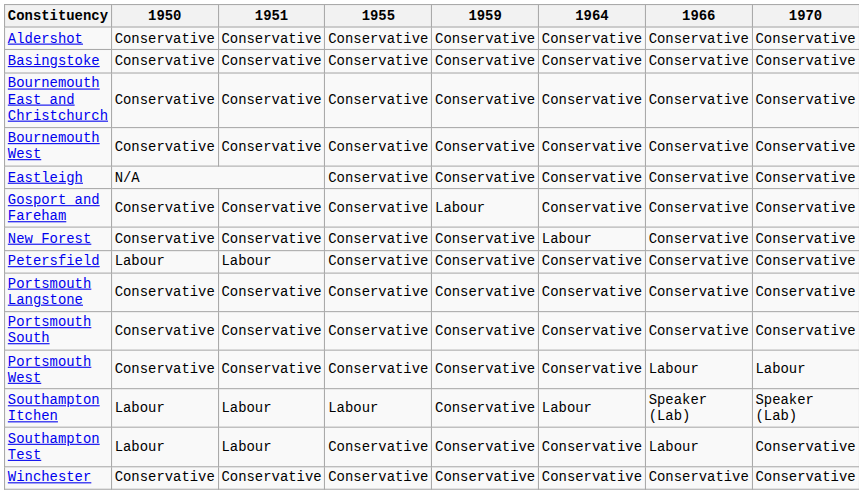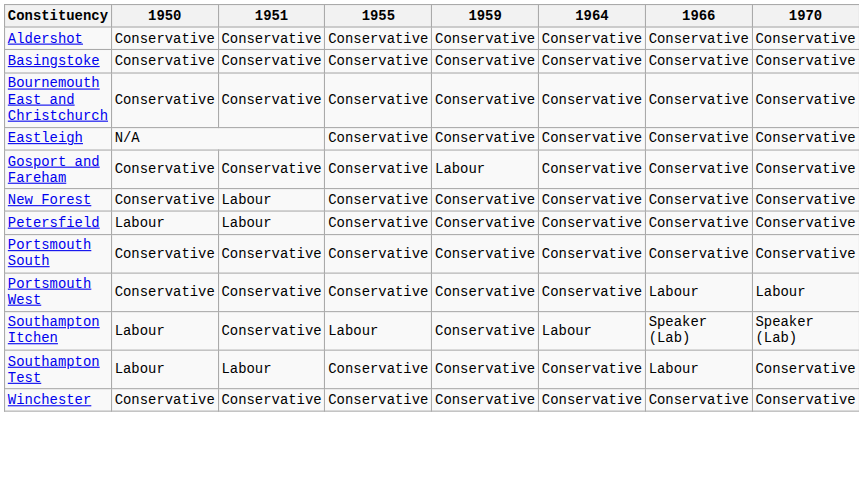- row: (54, 147)
(272, 239) Conservative -> (246, 200) Labour
(567, 239) Labour -> (592, 200) Conservative
- row: (50, 292)
(246, 408) Labour -> (272, 331) Conservative
